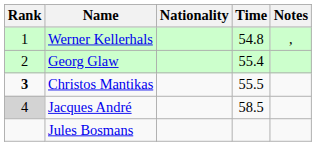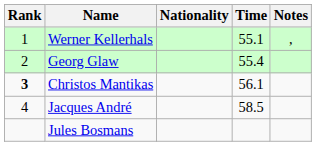(251, 38) 54.8 -> (251, 38) 55.1
(251, 84) 55.5 -> (251, 84) 56.1
(25, 107) lightgrey background -> (25, 107) no background
